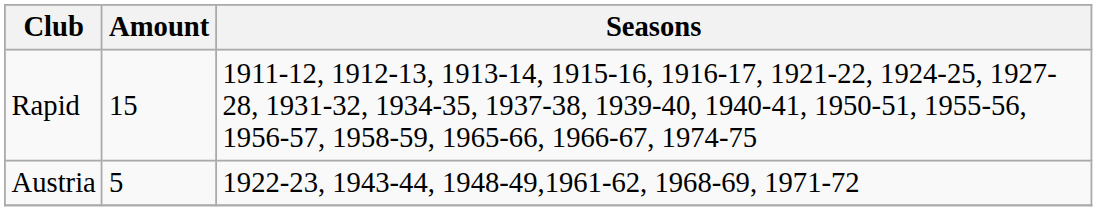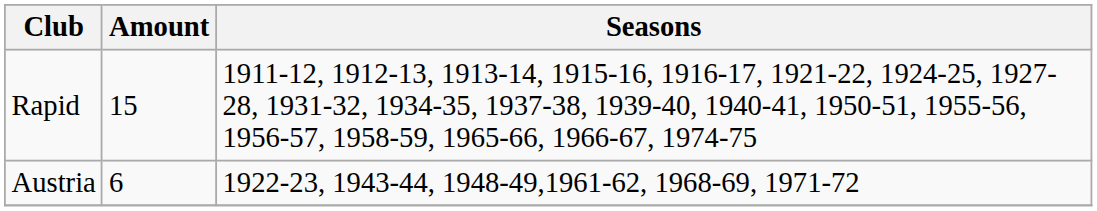(116, 182) 5 -> (116, 182) 6
